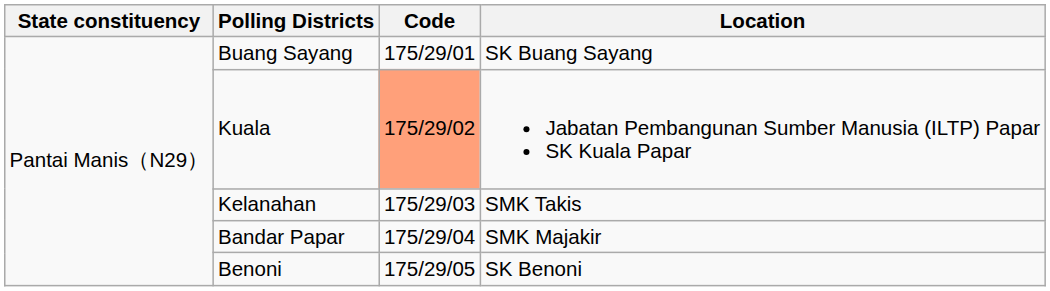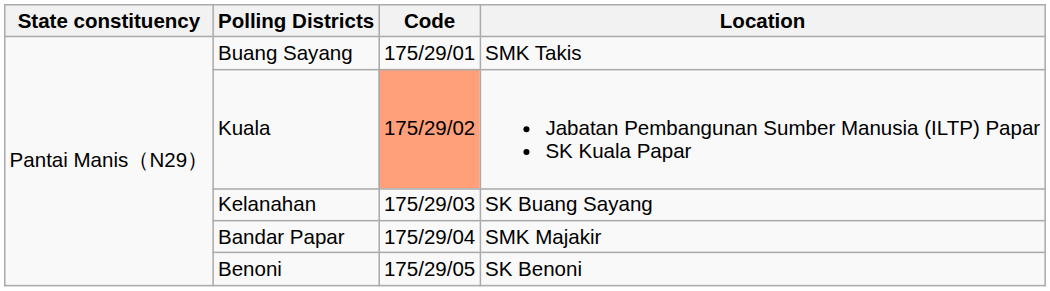(569, 53) SK Buang Sayang -> (533, 53) SMK Takis
(533, 204) SMK Takis -> (569, 204) SK Buang Sayang
